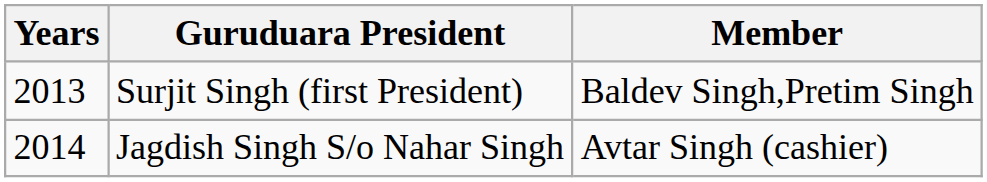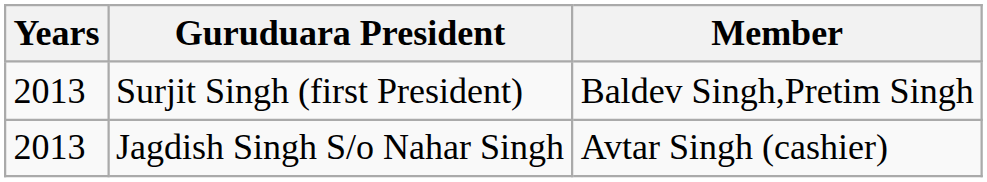(49, 147) 2014 -> (49, 147) 2013
